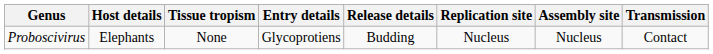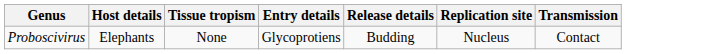- column: (579, 15)
